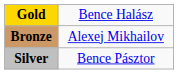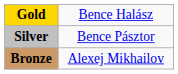rows swapped: (31, 58) <-> (31, 36)
